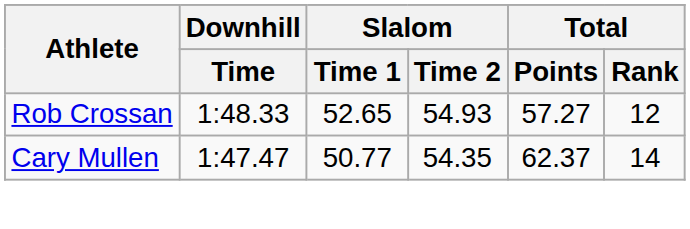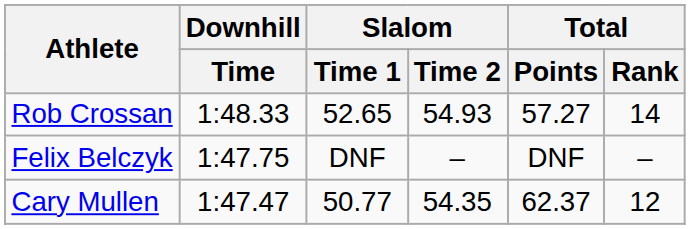(645, 115) 12 -> (645, 115) 14
+ row: (92, 158)
(645, 158) 14 -> (645, 202) 12
